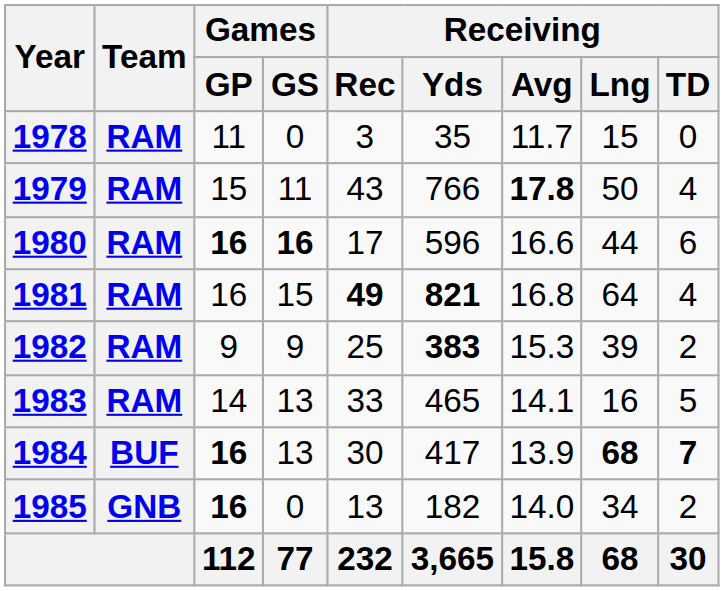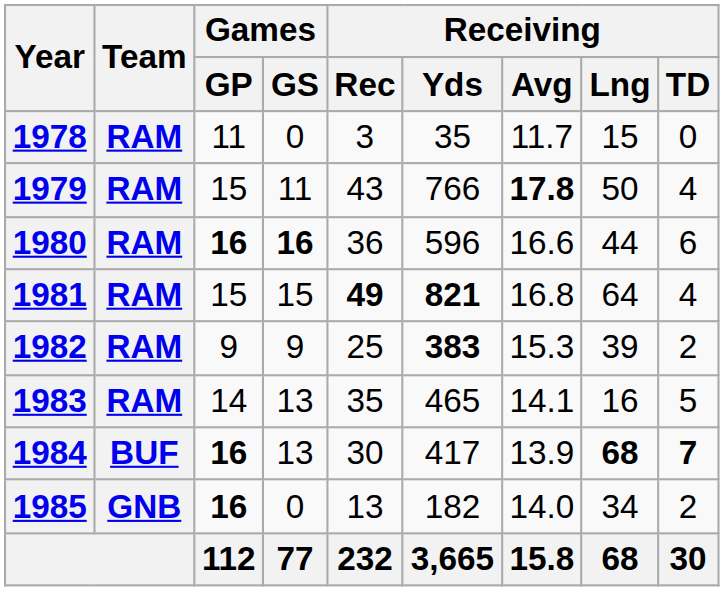(365, 242) 17 -> (365, 242) 36
(229, 294) 16 -> (229, 294) 15
(365, 400) 33 -> (365, 400) 35
